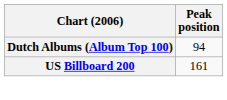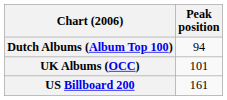+ row: (90, 66)
